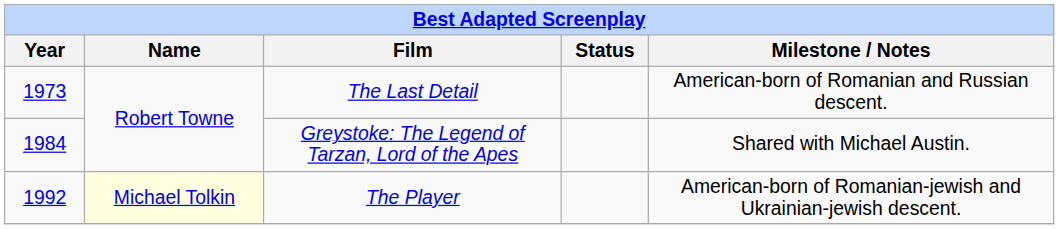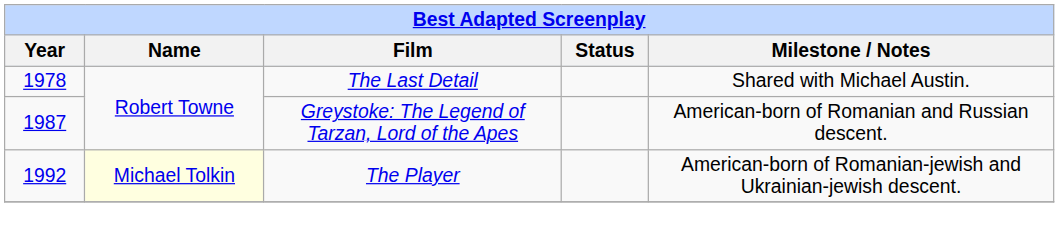(45, 92) 1973 -> (45, 81) 1978
(851, 92) American-born of Romanian and Russian descent. -> (851, 81) Shared with Michael Austin.
(45, 144) 1984 -> (45, 122) 1987
(851, 144) Shared with Michael Austin. -> (851, 122) American-born of Romanian and Russian descent.
